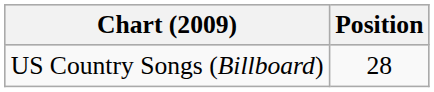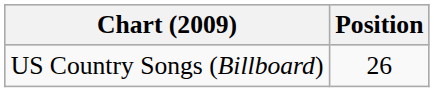(379, 65) 28 -> (379, 65) 26
